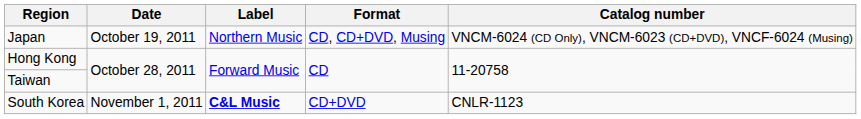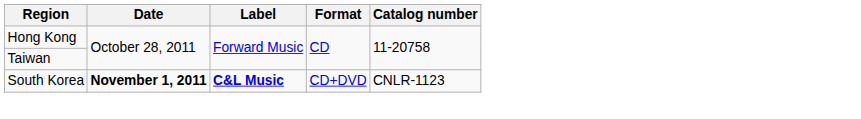- row: (26, 37)
(147, 102) normal -> (149, 80) bold
